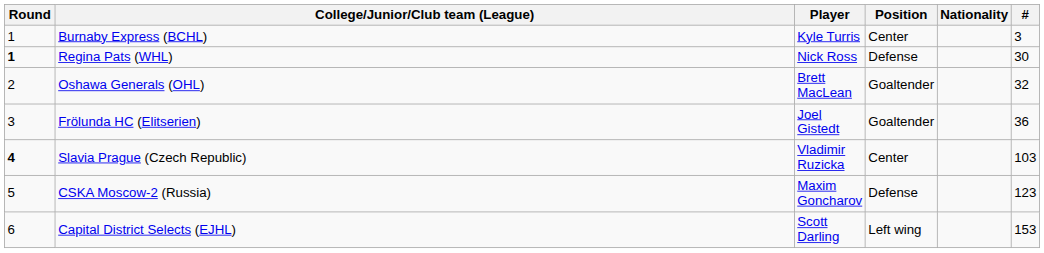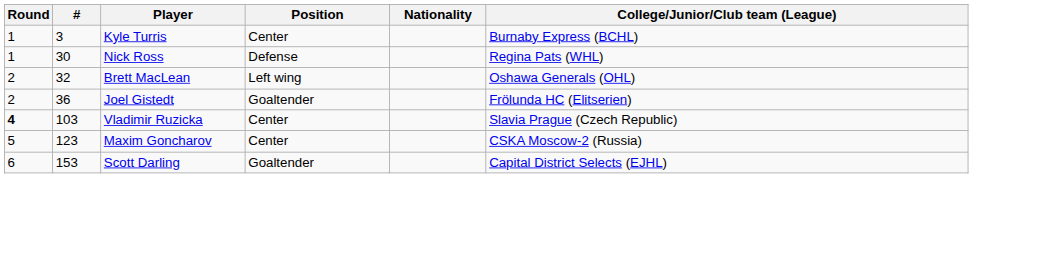columns swapped: (1025, 15) <-> (425, 15)
(11, 57) bold -> (11, 57) normal
(901, 85) Goaltender -> (275, 78) Left wing
(11, 121) 3 -> (11, 99) 2
(893, 193) Defense -> (268, 141) Center
(895, 229) Left wing -> (281, 162) Goaltender
